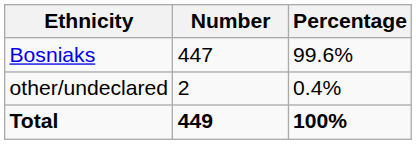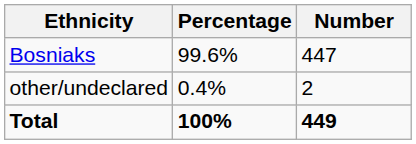columns swapped: (231, 21) <-> (350, 21)
